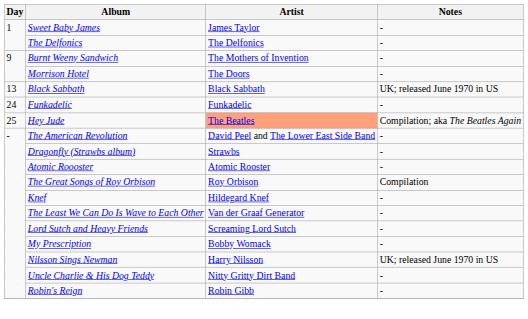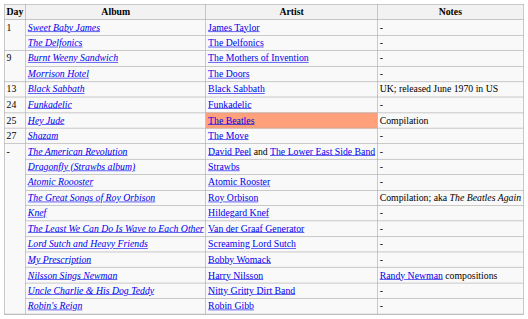(450, 120) Compilation; aka The Beatles Again -> (404, 120) Compilation
+ row: (43, 136)
(404, 182) Compilation -> (450, 197) Compilation; aka The Beatles Again
(439, 259) UK; released June 1970 in US -> (439, 275) Randy Newman compositions
